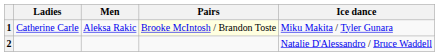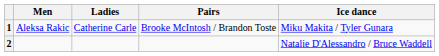columns swapped: (110, 12) <-> (47, 12)
(209, 28) lightyellow background -> (209, 28) no background
